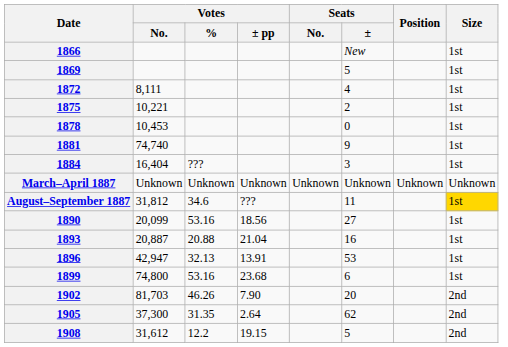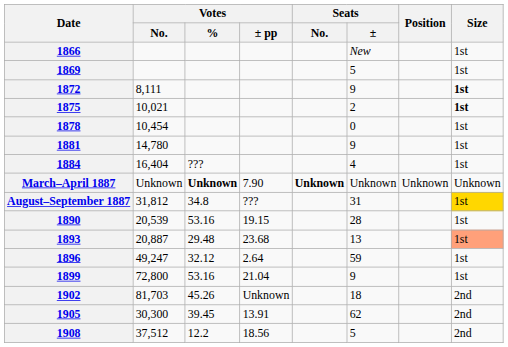(347, 88) 4 -> (353, 88) 9
(456, 88) normal -> (461, 88) bold
(152, 107) 10,221 -> (152, 107) 10,021
(456, 107) normal -> (461, 107) bold
(152, 126) 10,453 -> (152, 126) 10,454
(152, 145) 74,740 -> (152, 145) 14,780
(347, 164) 3 -> (353, 164) 4
(211, 182) normal -> (213, 182) bold
(263, 182) Unknown -> (253, 182) 7.90
(315, 182) normal -> (319, 182) bold
(198, 201) 34.6 -> (198, 201) 34.8
(350, 201) 11 -> (356, 201) 31
(152, 220) 20,099 -> (152, 220) 20,539
(253, 220) 18.56 -> (256, 220) 19.15
(350, 220) 27 -> (356, 220) 28
(201, 239) 20.88 -> (201, 239) 29.48
(253, 239) 21.04 -> (256, 239) 23.68
(350, 239) 16 -> (356, 239) 13
(456, 239) no background -> (461, 239) lightsalmon background
(152, 257) 42,947 -> (152, 257) 49,247
(201, 257) 32.13 -> (201, 257) 32.12
(253, 257) 13.91 -> (253, 257) 2.64
(350, 257) 53 -> (356, 257) 59
(152, 276) 74,800 -> (152, 276) 72,800
(253, 276) 23.68 -> (256, 276) 21.04
(347, 276) 6 -> (353, 276) 9
(201, 295) 46.26 -> (201, 295) 45.26
(250, 295) 7.90 -> (266, 295) Unknown
(350, 295) 20 -> (356, 295) 18
(152, 314) 37,300 -> (152, 314) 30,300
(201, 314) 31.35 -> (201, 314) 39.45
(250, 314) 2.64 -> (256, 314) 13.91
(152, 333) 31,612 -> (152, 333) 37,512
(253, 333) 19.15 -> (256, 333) 18.56
